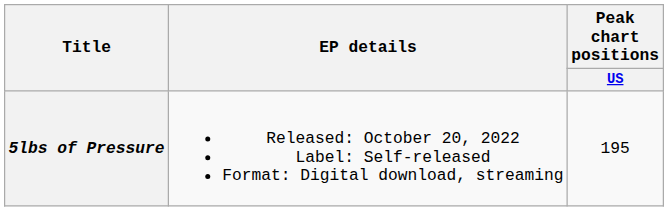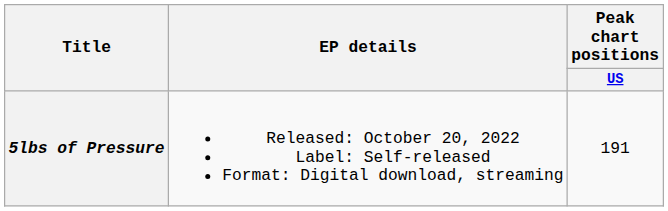(615, 148) 195 -> (615, 148) 191
